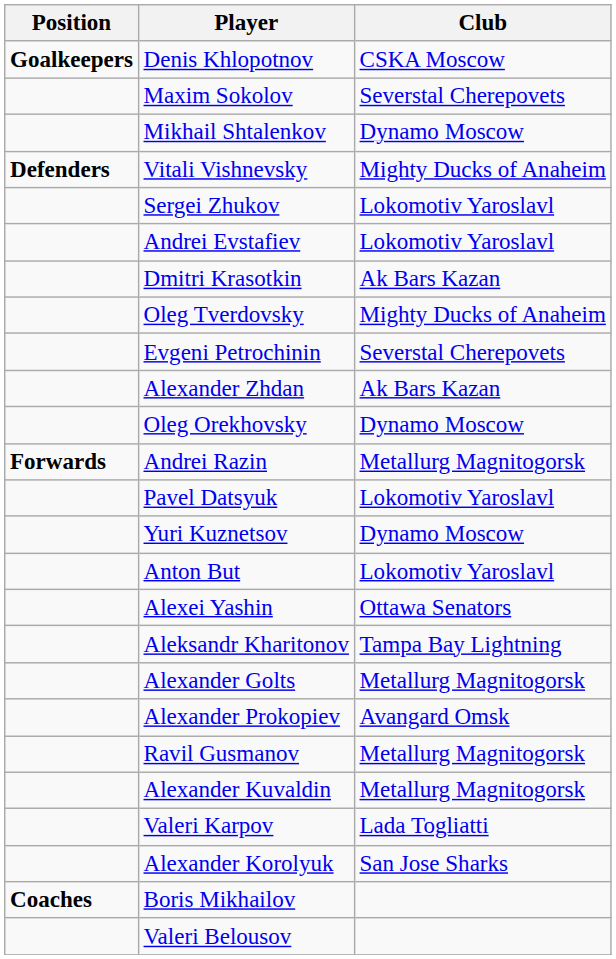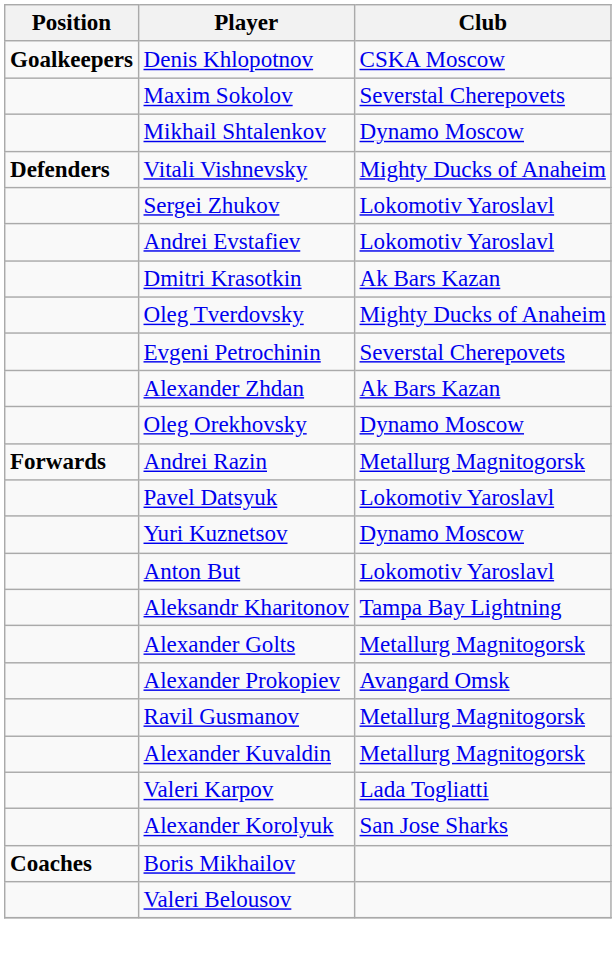- row: (208, 607)
